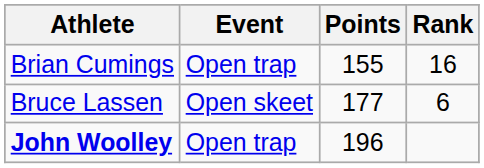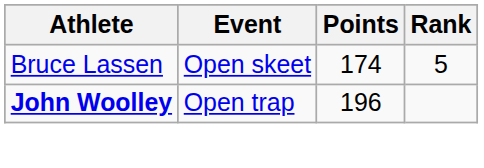- row: (92, 64)
(363, 104) 177 -> (361, 64) 174
(443, 104) 6 -> (441, 64) 5
